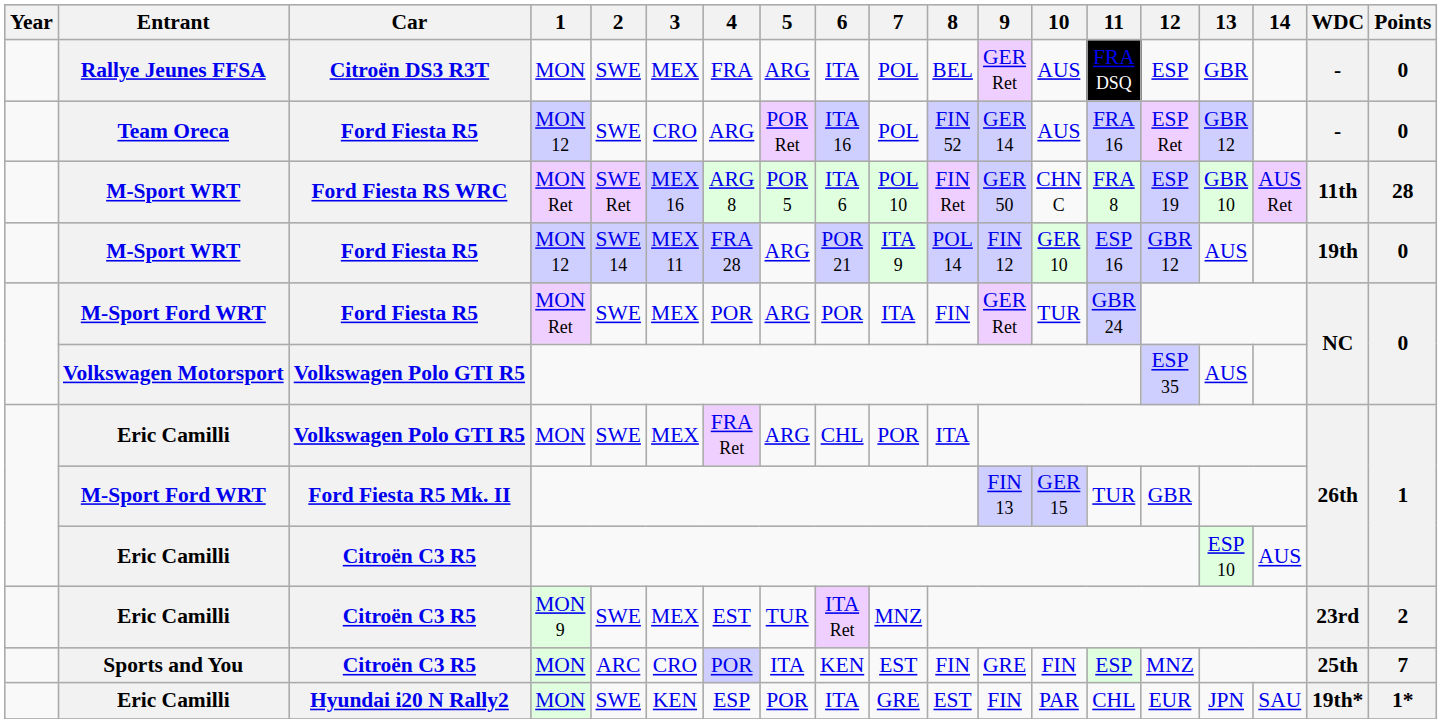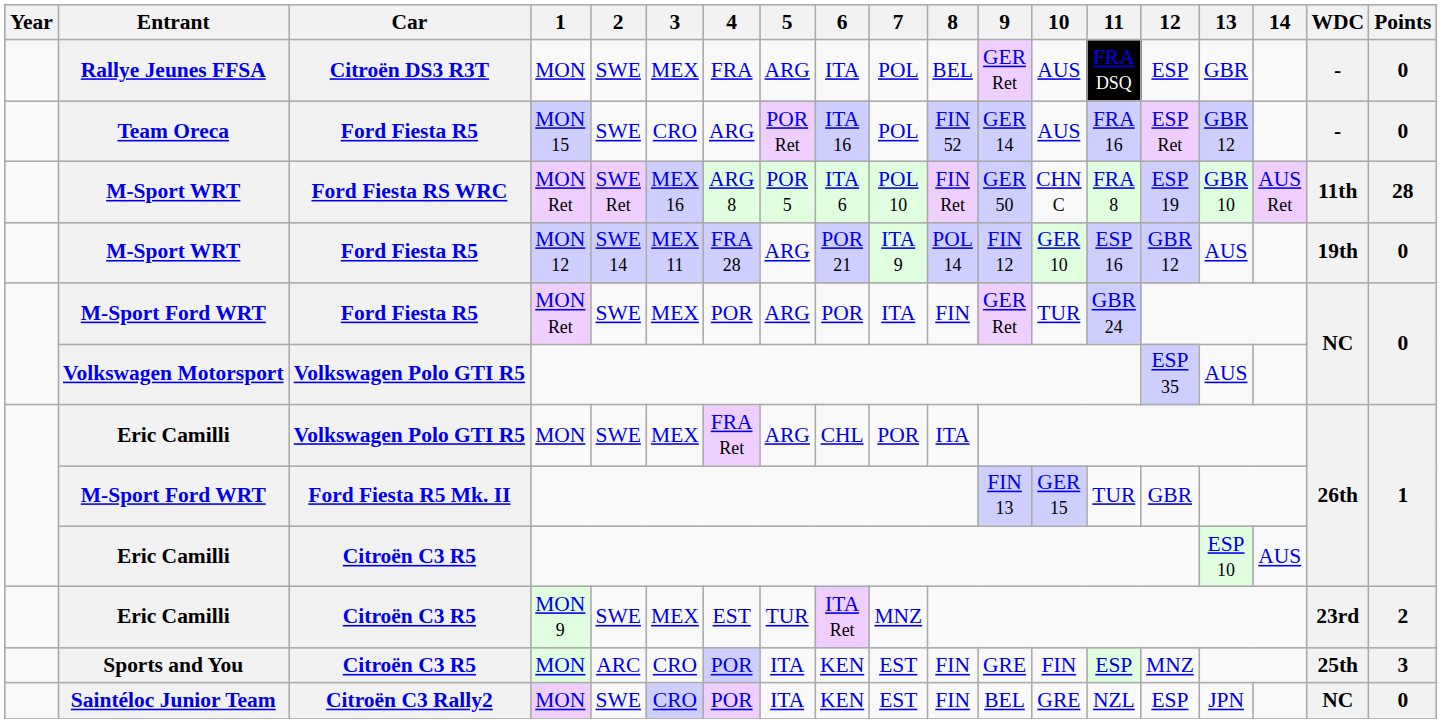(560, 129) MON 12 -> (560, 129) MON 15
(1403, 664) 7 -> (1403, 664) 3
+ row: (173, 700)
- row: (173, 700)
